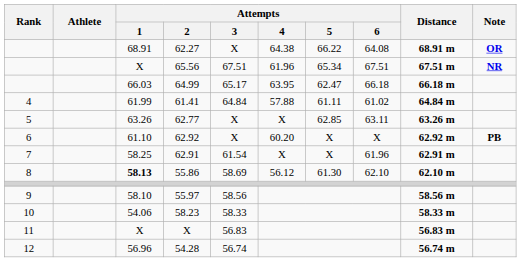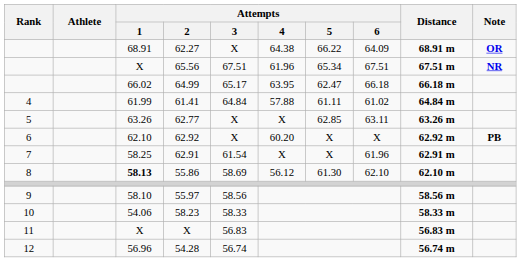(377, 48) 64.08 -> (377, 48) 64.09
(140, 83) 66.03 -> (140, 83) 66.02
(140, 136) 61.10 -> (140, 136) 62.10
